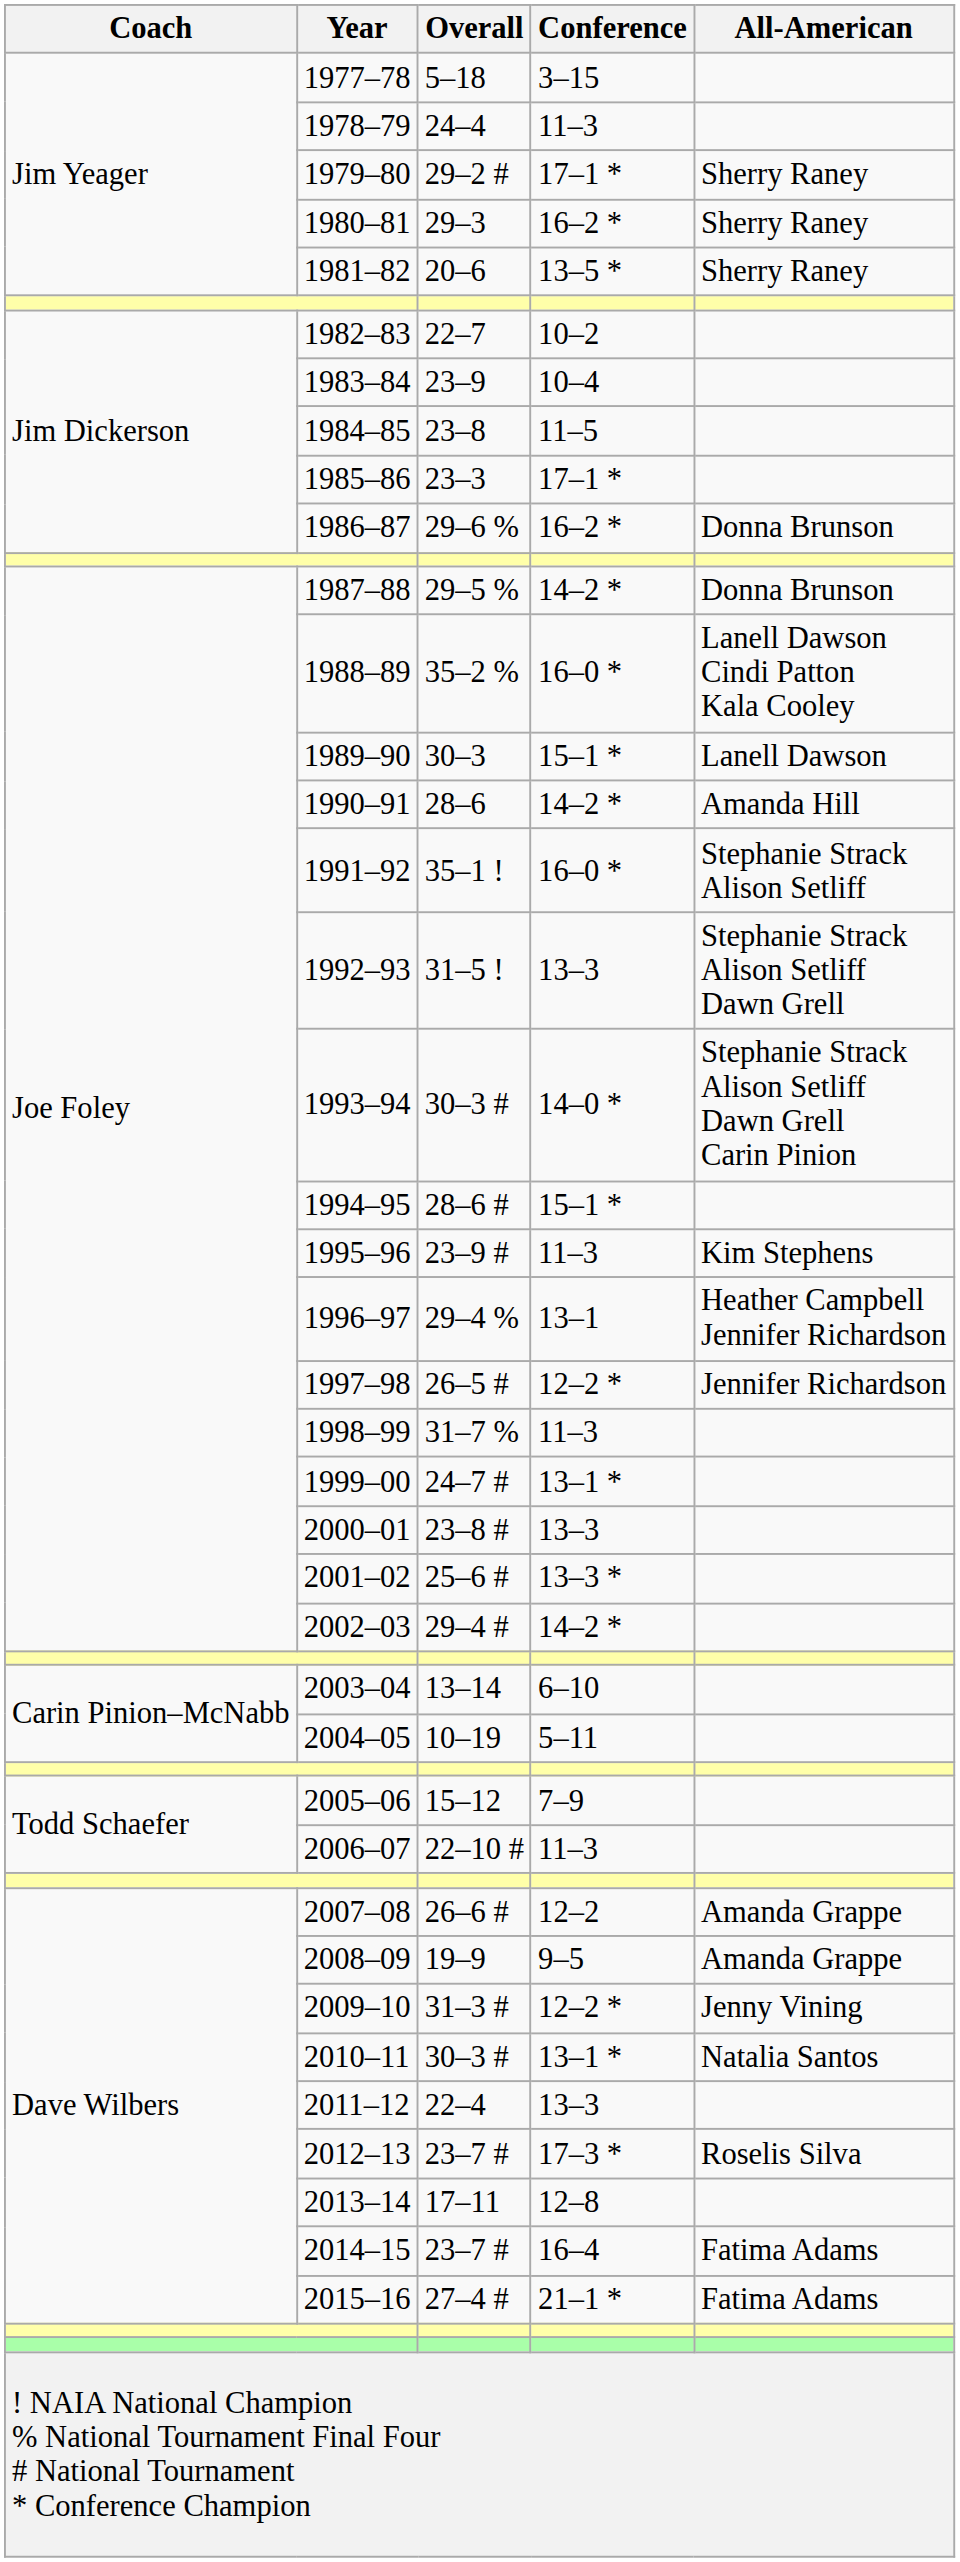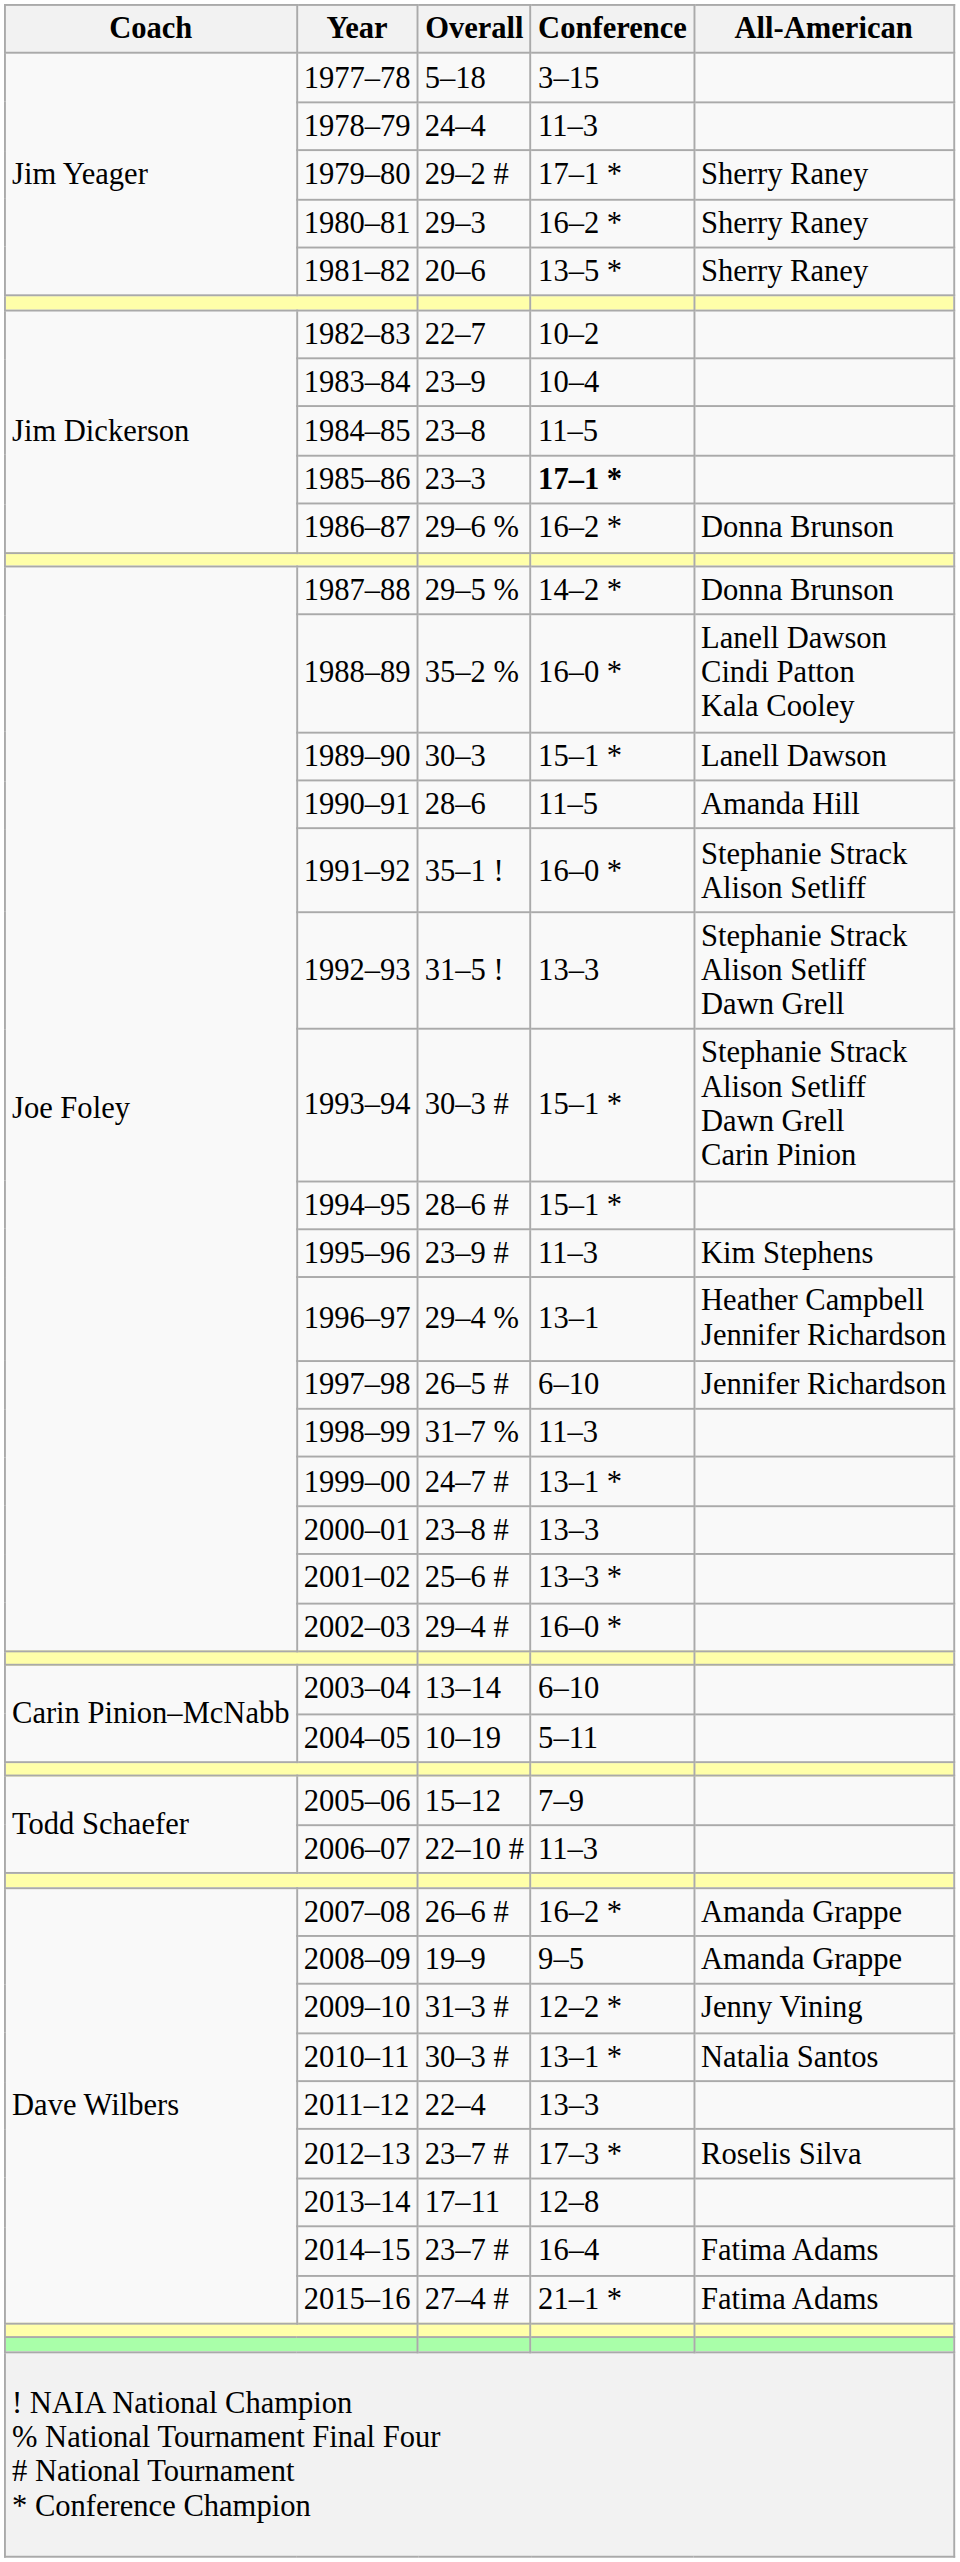(580, 479) normal -> (580, 479) bold
(580, 804) 14–2 * -> (568, 804) 11–5
(580, 1104) 14–0 * -> (580, 1104) 15–1 *
(580, 1384) 12–2 * -> (569, 1384) 6–10
(580, 1626) 14–2 * -> (580, 1626) 16–0 *
(569, 1911) 12–2 -> (580, 1911) 16–2 *
